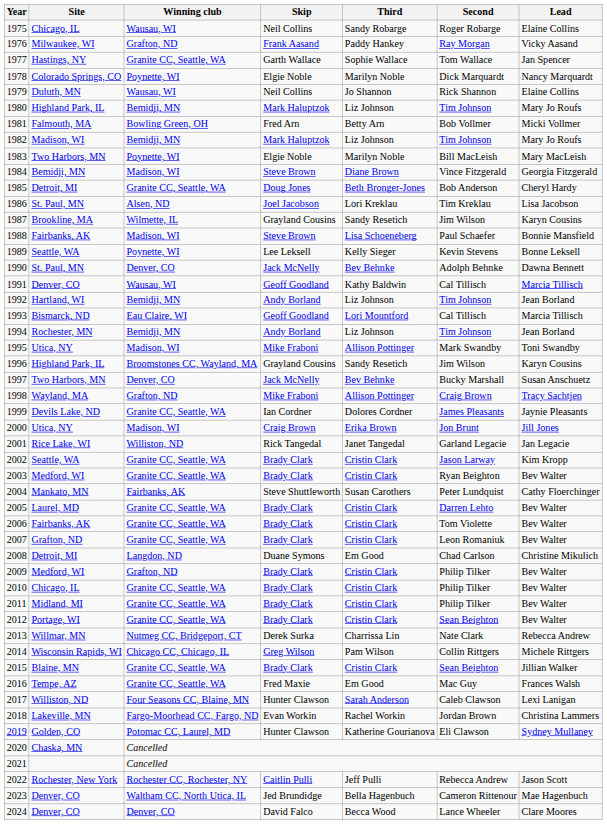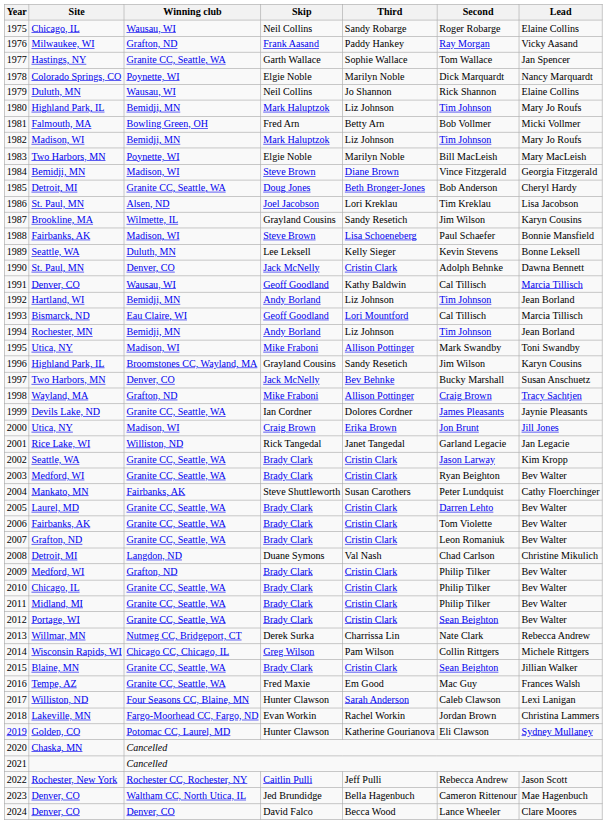(153, 252) Poynette, WI -> (151, 252) Duluth, MN
(370, 268) Bev Behnke -> (371, 268) Cristin Clark
(364, 556) Em Good -> (363, 556) Val Nash
